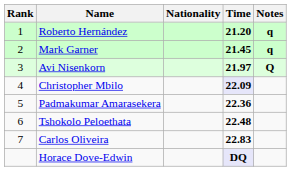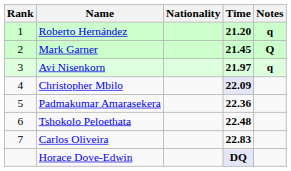(270, 49) q -> (270, 49) Q
(270, 67) Q -> (270, 67) q
